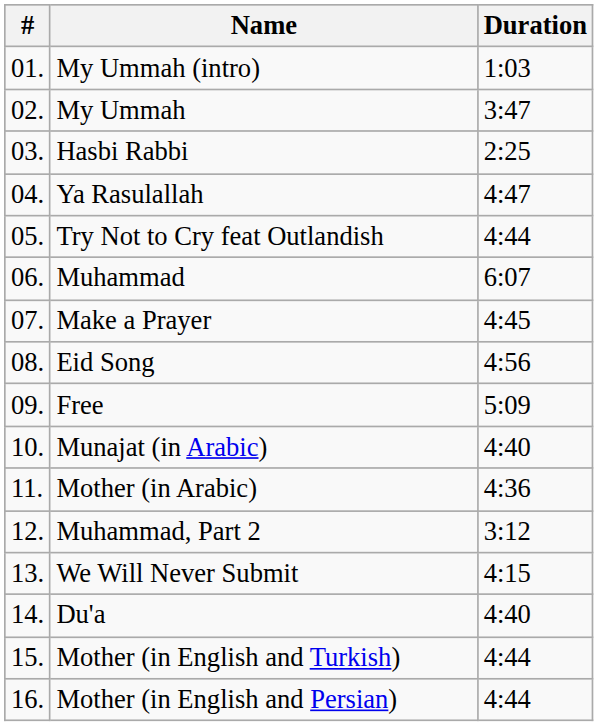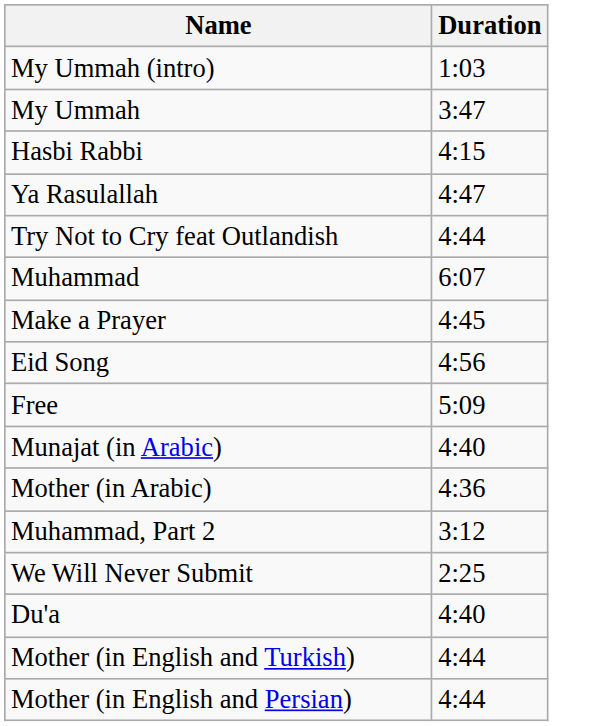- column: (28, 25)
(507, 151) 2:25 -> (462, 151) 4:15
(507, 573) 4:15 -> (462, 573) 2:25
